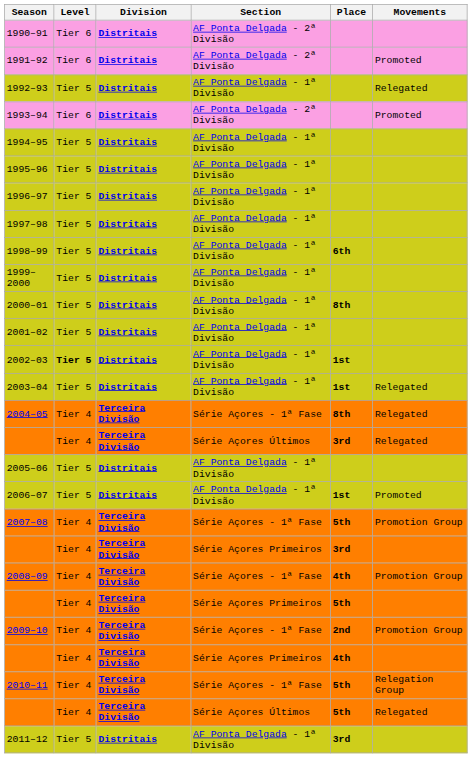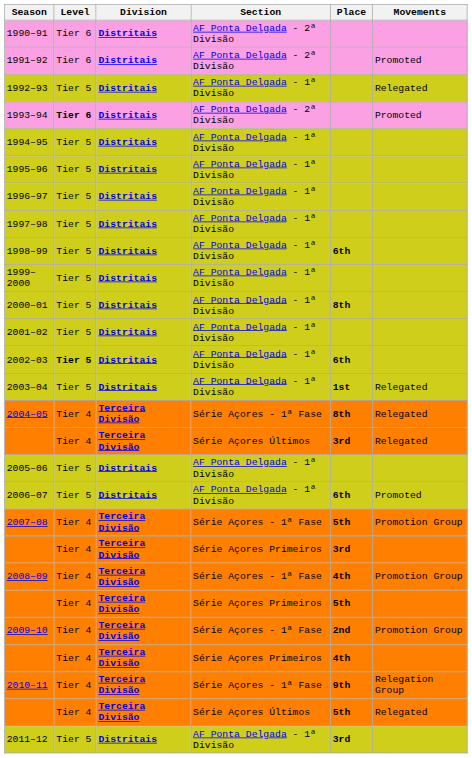(74, 115) normal -> (74, 115) bold
(342, 360) 1st -> (342, 360) 6th
(342, 495) 1st -> (342, 495) 6th
(342, 685) 5th -> (342, 685) 9th
